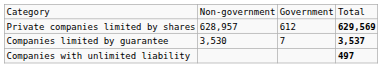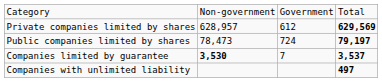+ row: (98, 41)
(213, 41) normal -> (213, 56) bold
